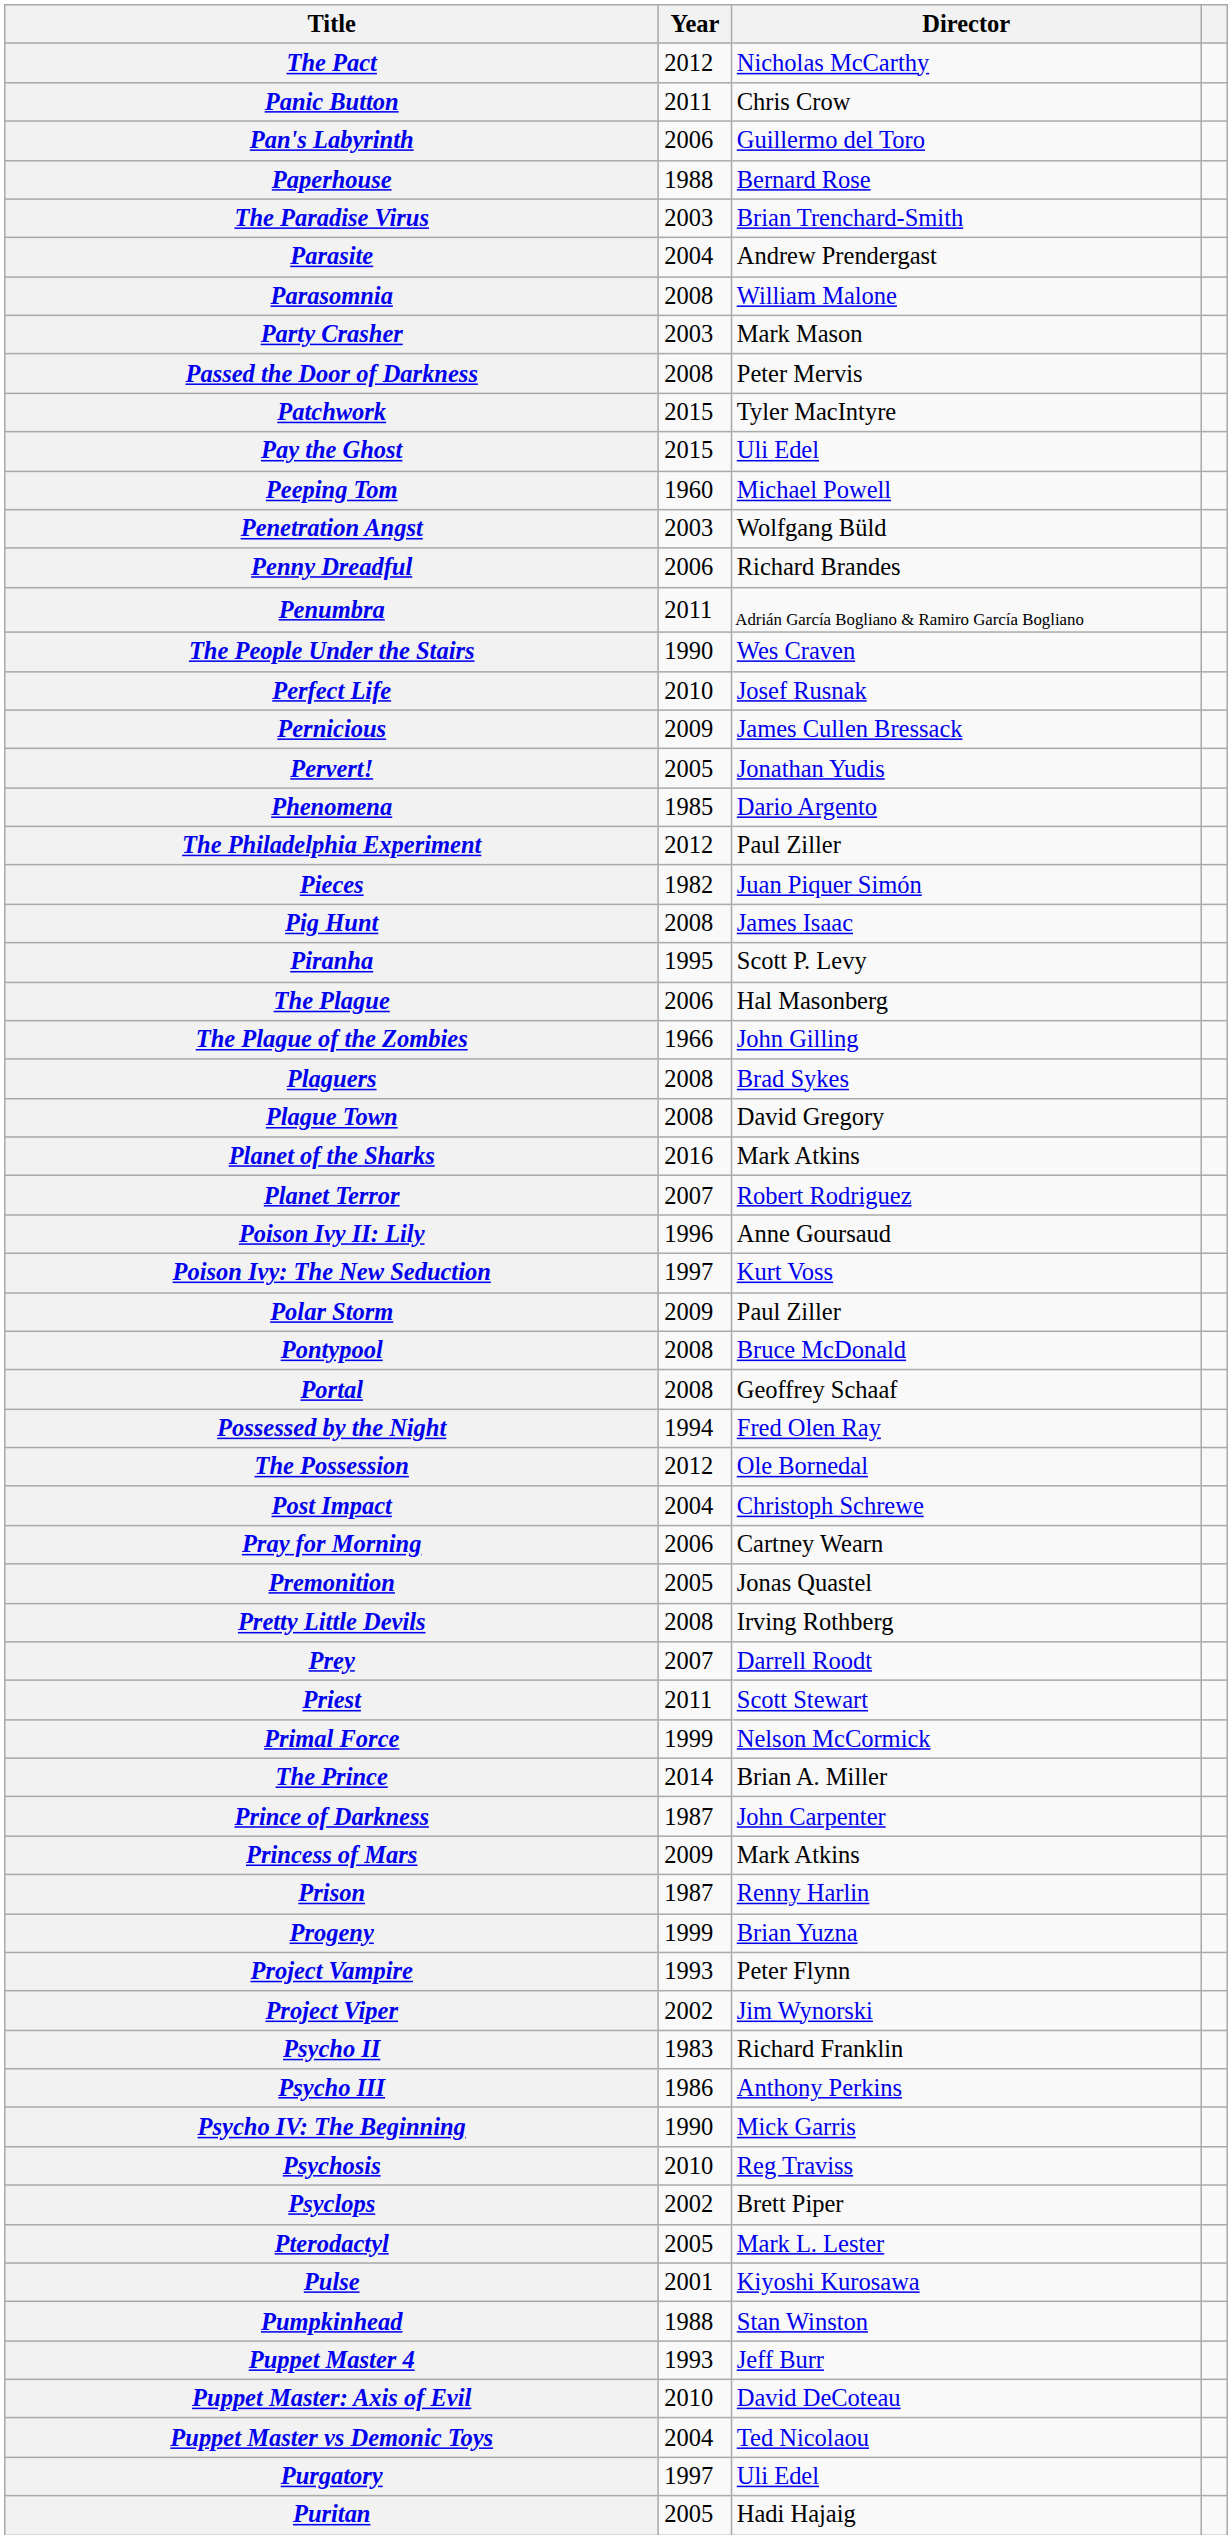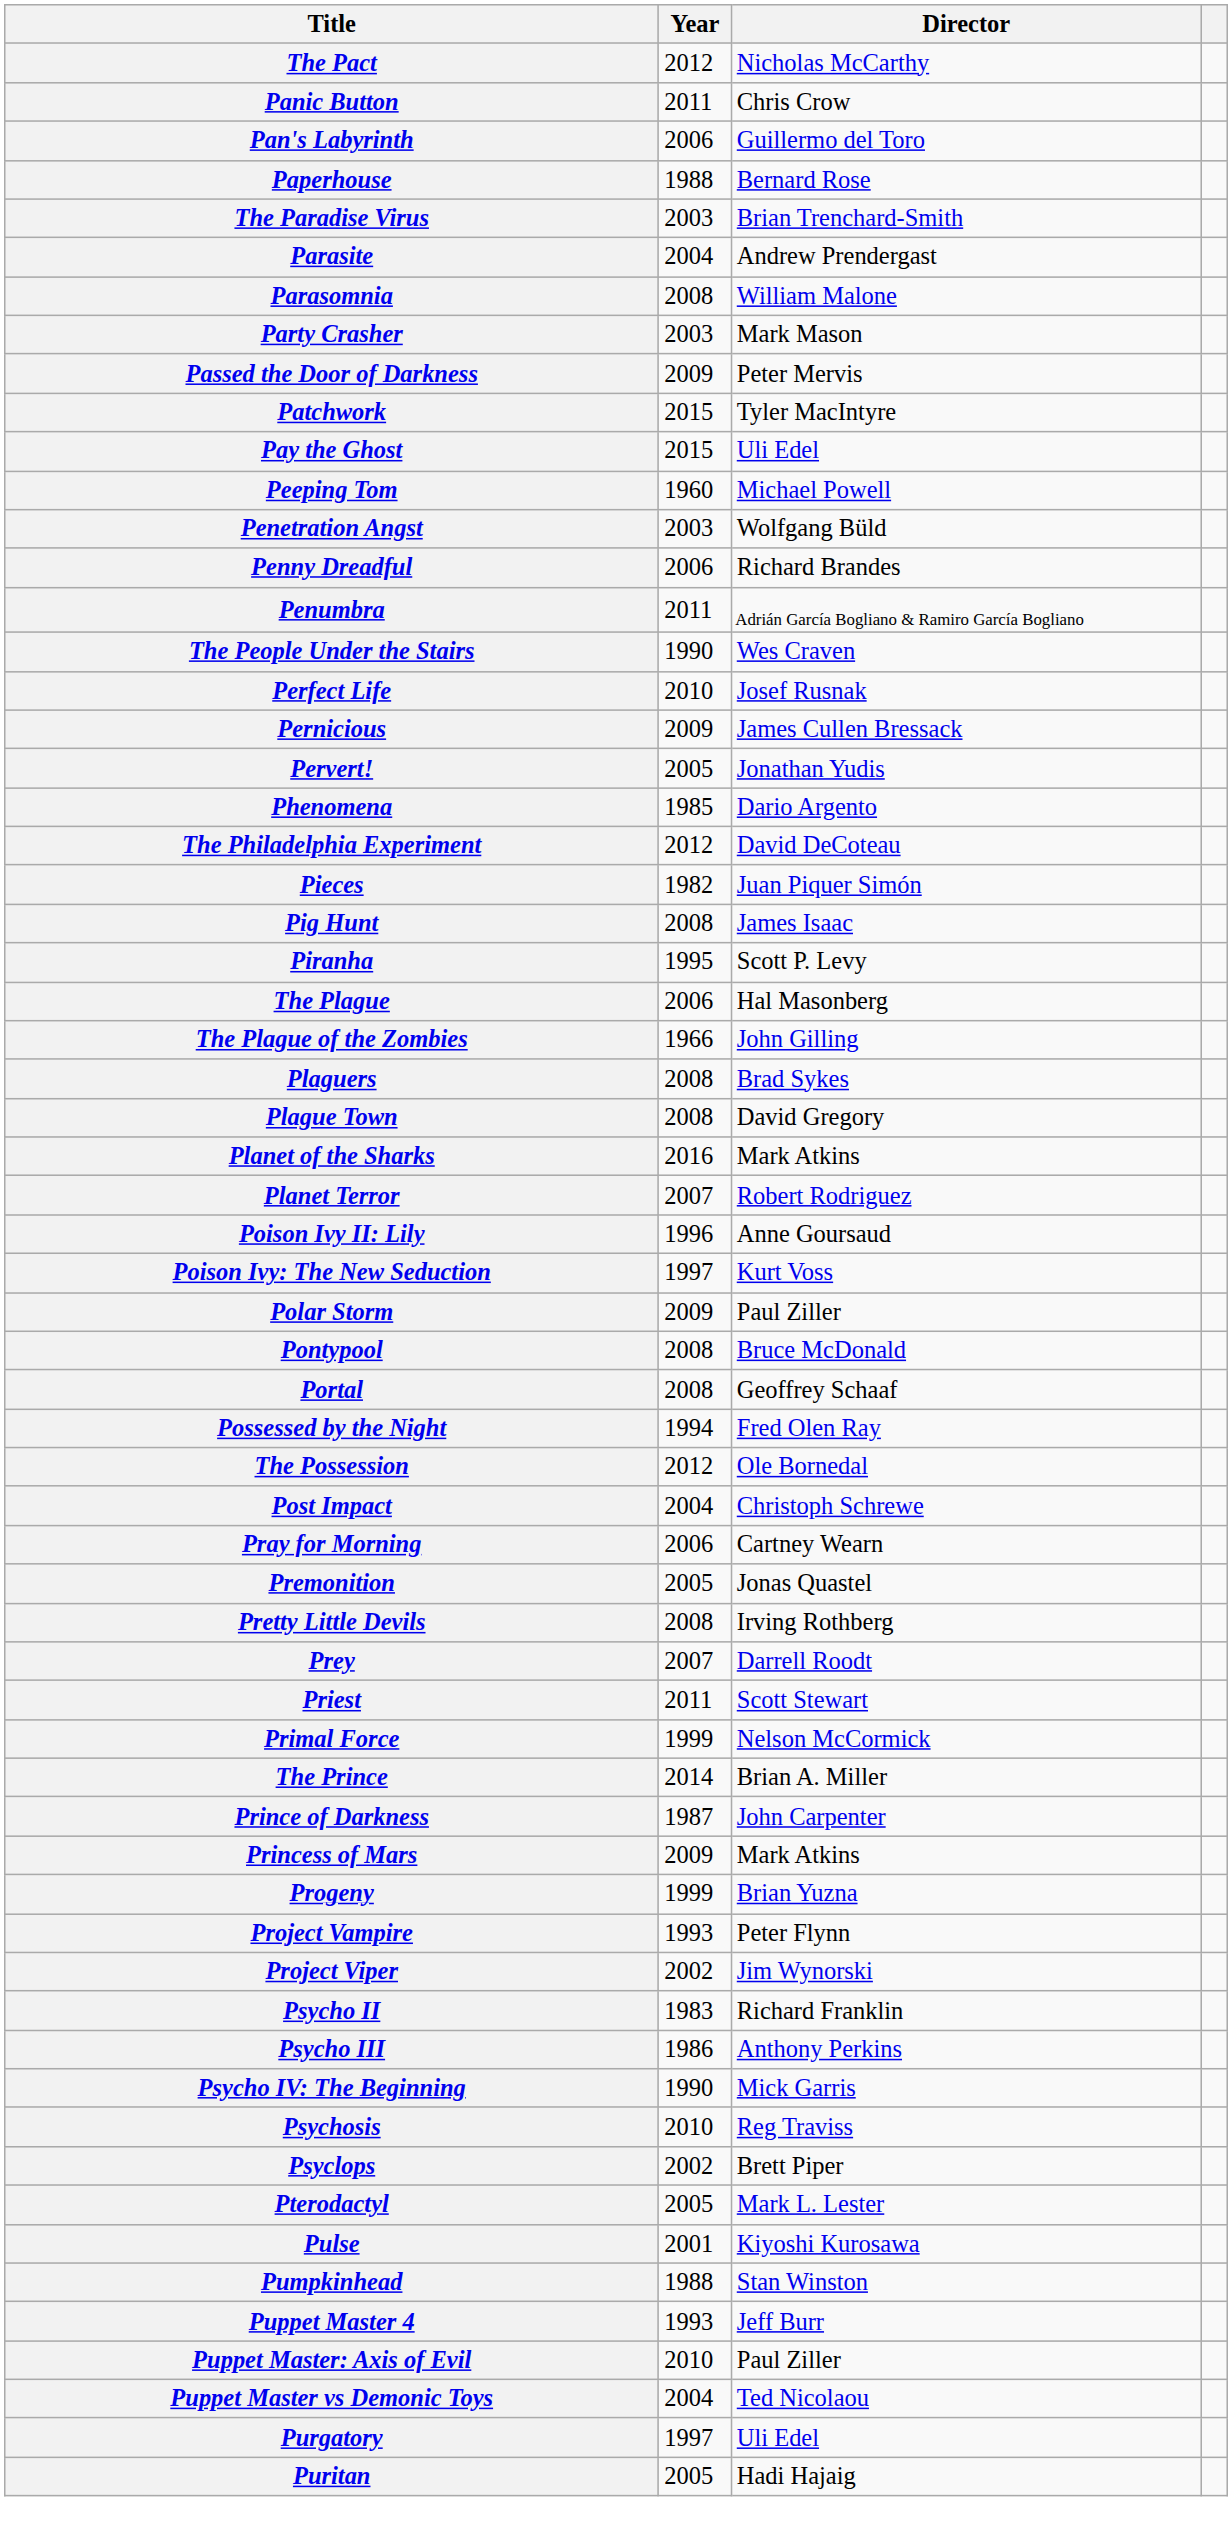(689, 373) 2008 -> (689, 373) 2009
(789, 845) Paul Ziller -> (819, 845) David DeCoteau
- row: (332, 1893)
(819, 2398) David DeCoteau -> (789, 2359) Paul Ziller
